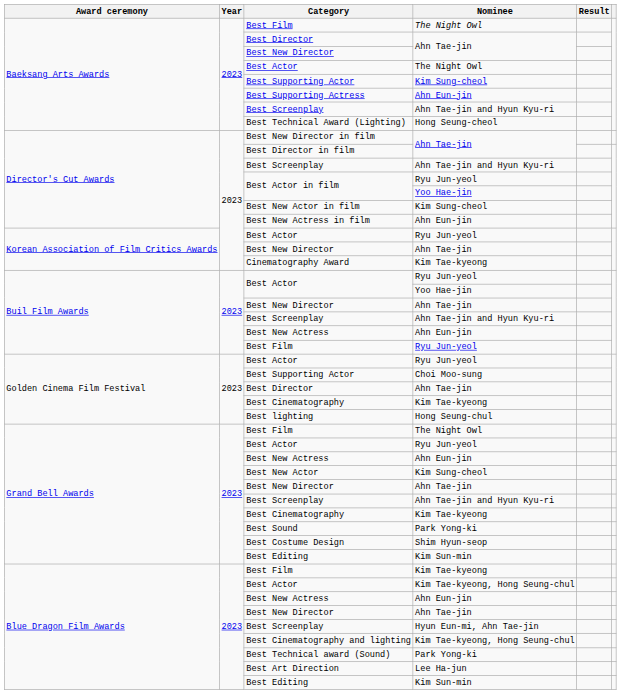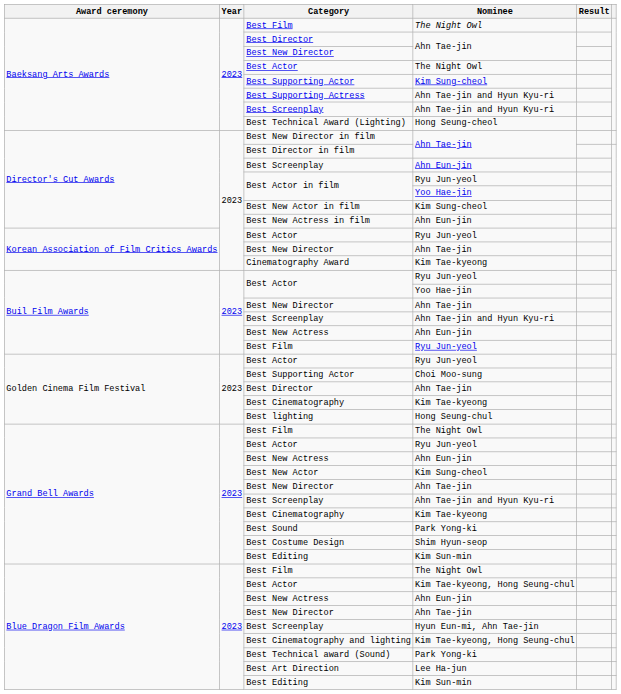(443, 95) Ahn Eun-jin -> (485, 95) Ahn Tae-jin and Hyun Kyu-ri
(485, 165) Ahn Tae-jin and Hyun Kyu-ri -> (443, 165) Ahn Eun-jin
(451, 571) Kim Tae-kyeong -> (449, 571) The Night Owl
